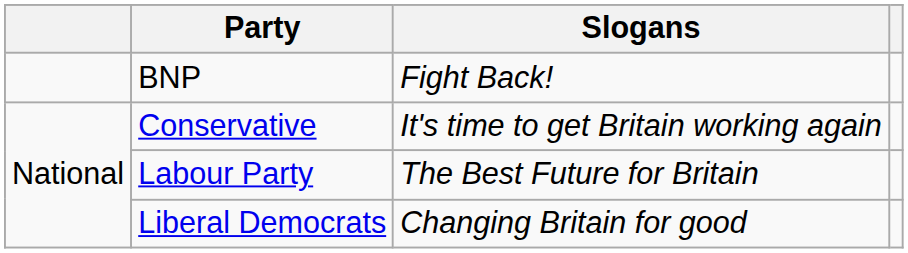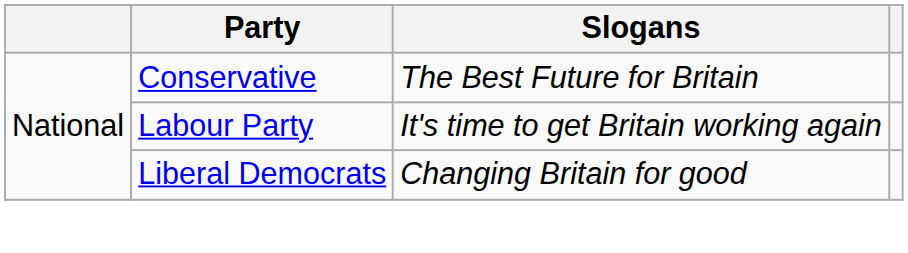- row: (170, 77)
(641, 125) It's time to get Britain working again -> (579, 77) The Best Future for Britain
(579, 174) The Best Future for Britain -> (641, 125) It's time to get Britain working again
